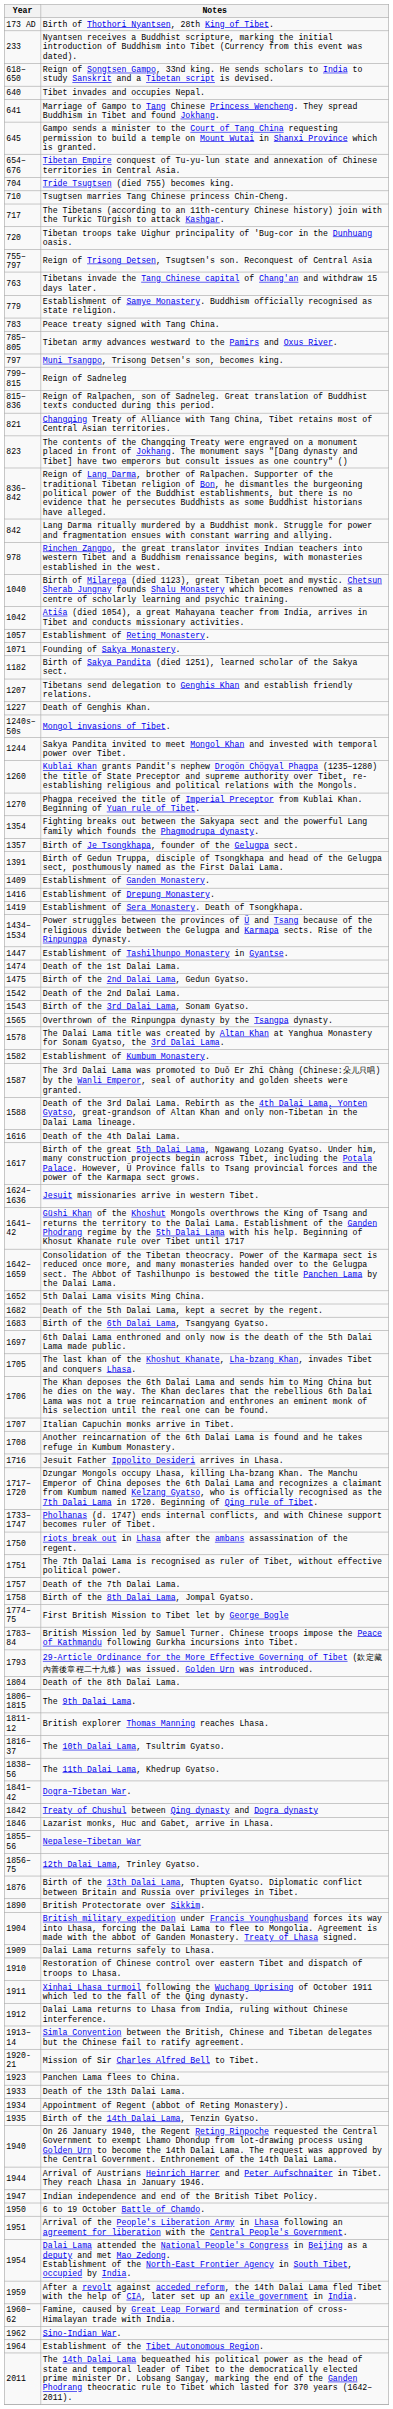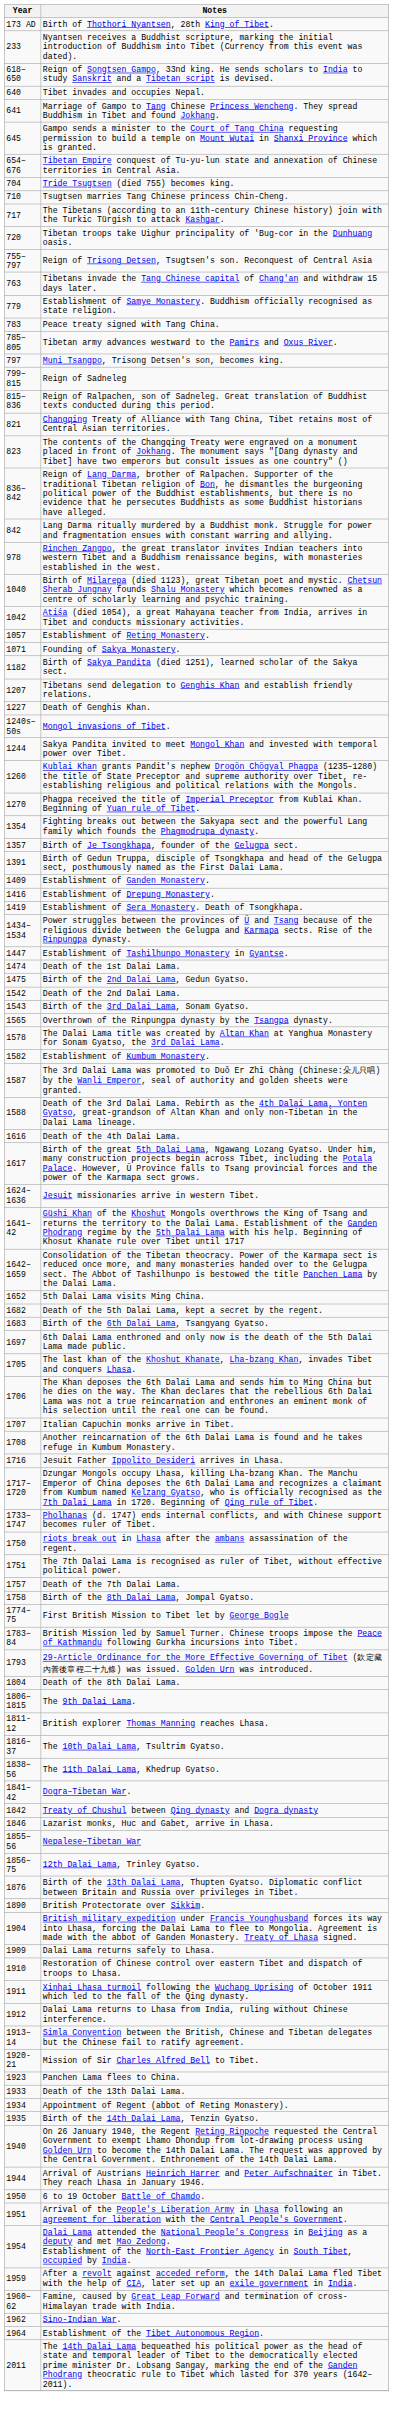- row: (180, 2196)
